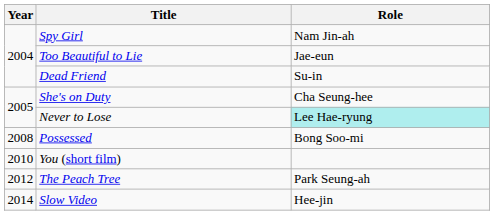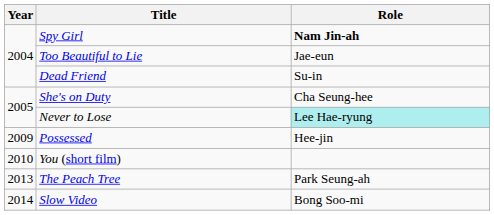(324, 35) normal -> (327, 35) bold
(20, 138) 2008 -> (20, 138) 2009
(329, 138) Bong Soo-mi -> (313, 138) Hee-jin
(20, 179) 2012 -> (20, 179) 2013
(313, 199) Hee-jin -> (329, 199) Bong Soo-mi
